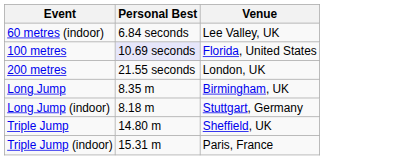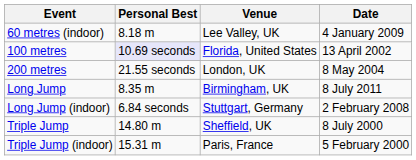+ column: (366, 14)
(153, 33) 6.84 seconds -> (136, 33) 8.18 m
(136, 108) 8.18 m -> (153, 108) 6.84 seconds
